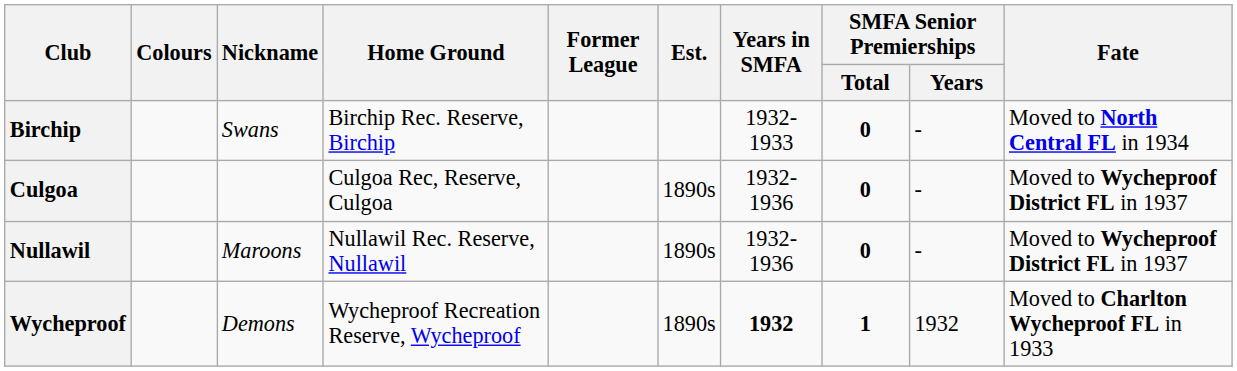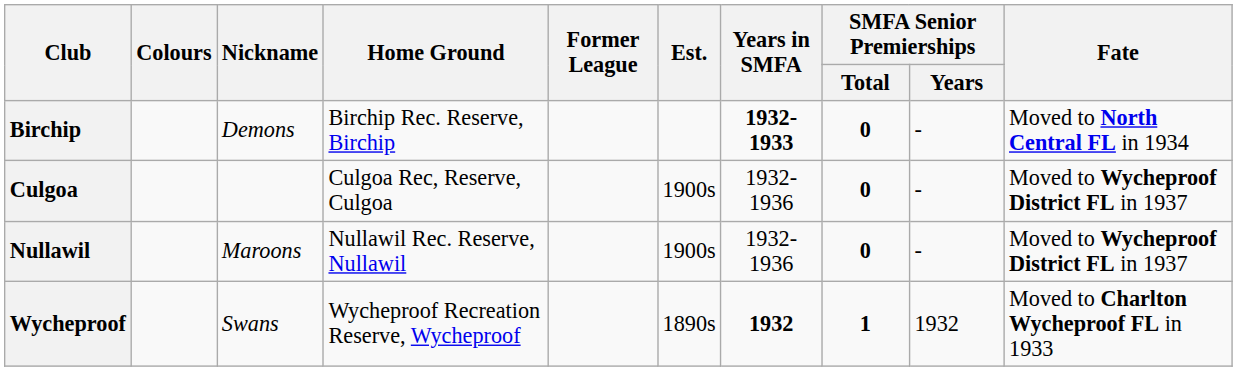(250, 130) Swans -> (258, 130) Demons
(771, 130) normal -> (771, 130) bold
(689, 190) 1890s -> (689, 190) 1900s
(689, 250) 1890s -> (689, 250) 1900s
(258, 323) Demons -> (250, 323) Swans
